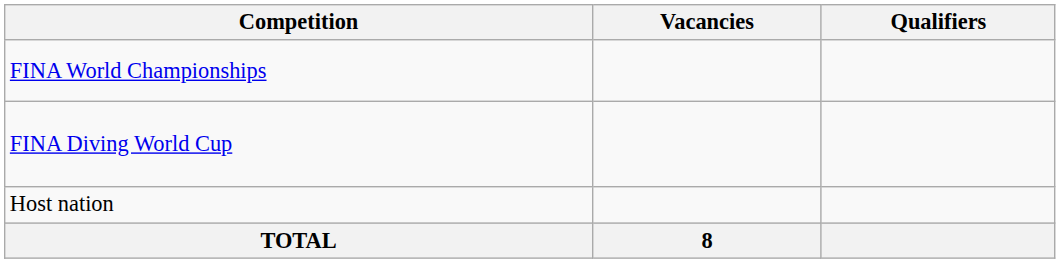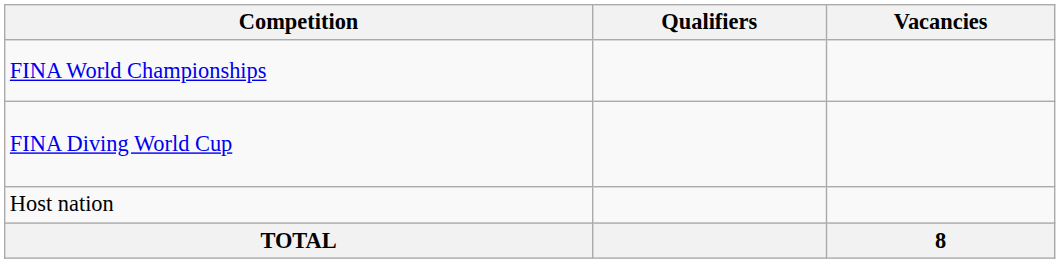columns swapped: (707, 22) <-> (938, 22)
